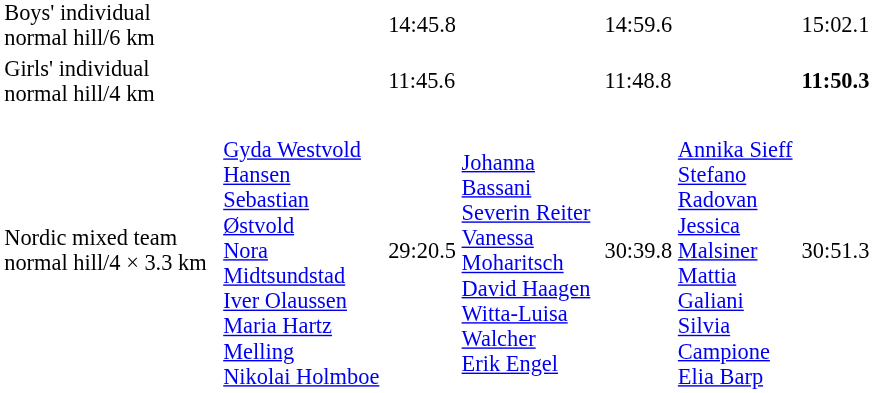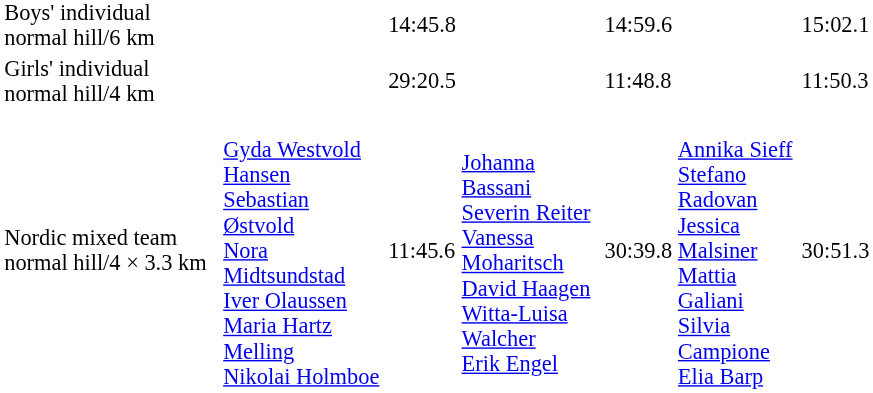(422, 81) 11:45.6 -> (422, 81) 29:20.5
(835, 81) bold -> (835, 81) normal
(422, 250) 29:20.5 -> (422, 250) 11:45.6
